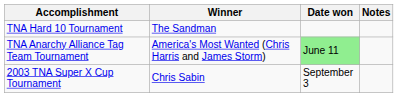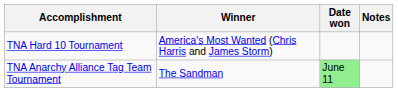(184, 28) The Sandman -> (228, 46) America's Most Wanted (Chris Harris and James Storm)
(221, 50) America's Most Wanted (Chris Harris and James Storm) -> (191, 73) The Sandman
- row: (60, 78)
